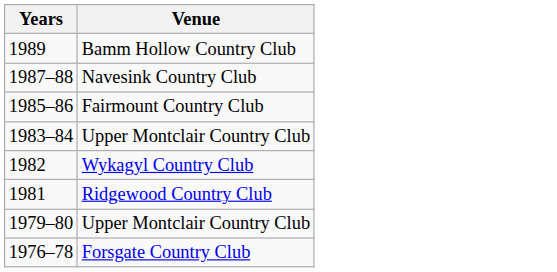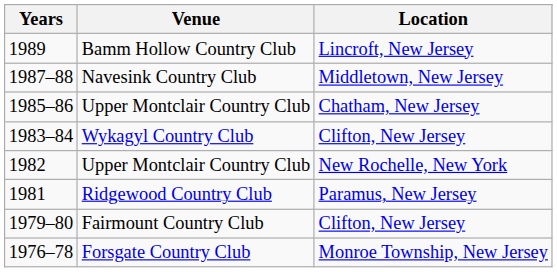+ column: (433, 19)
(173, 106) Fairmount Country Club -> (196, 106) Upper Montclair Country Club
(196, 135) Upper Montclair Country Club -> (168, 135) Wykagyl Country Club
(168, 164) Wykagyl Country Club -> (196, 164) Upper Montclair Country Club
(196, 223) Upper Montclair Country Club -> (173, 223) Fairmount Country Club
